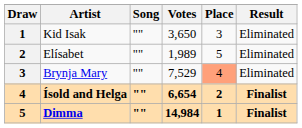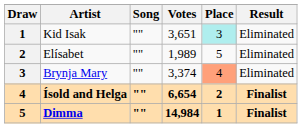(182, 34) 3,650 -> (182, 34) 3,651
(219, 34) no background -> (219, 34) paleturquoise background
(182, 73) 7,529 -> (182, 73) 3,374
